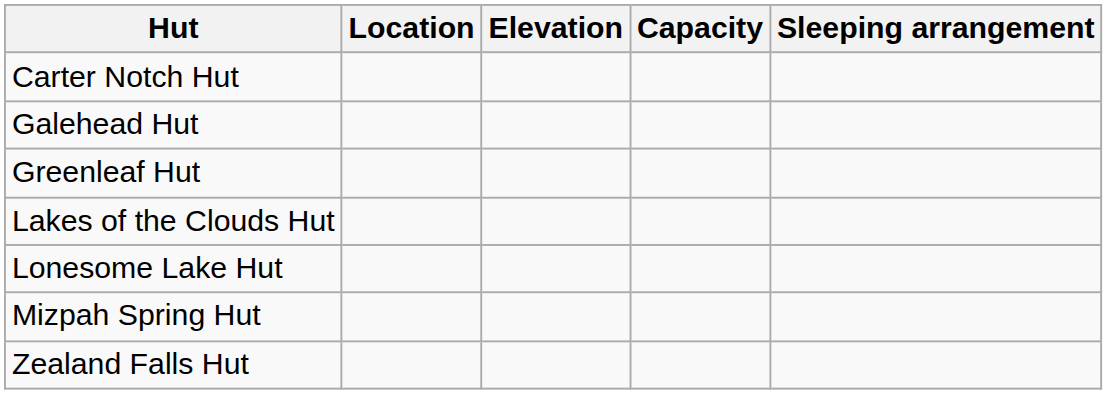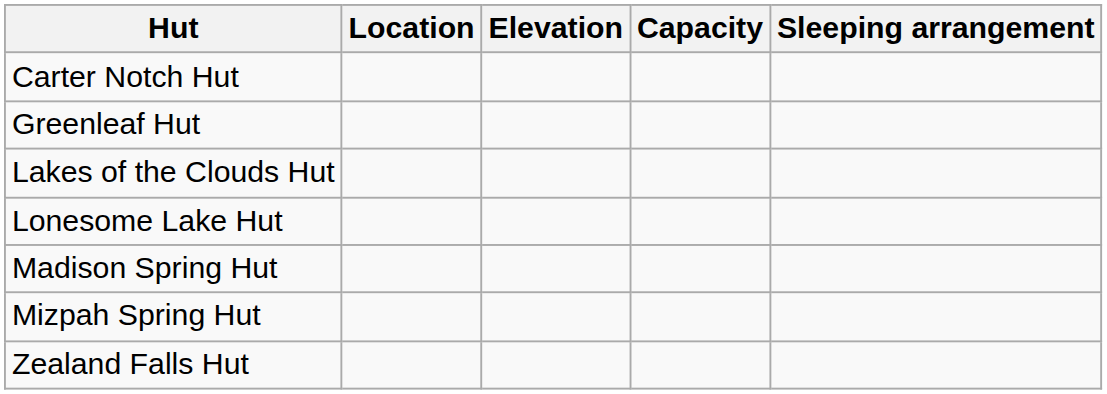- row: (105, 124)
+ row: (145, 268)
